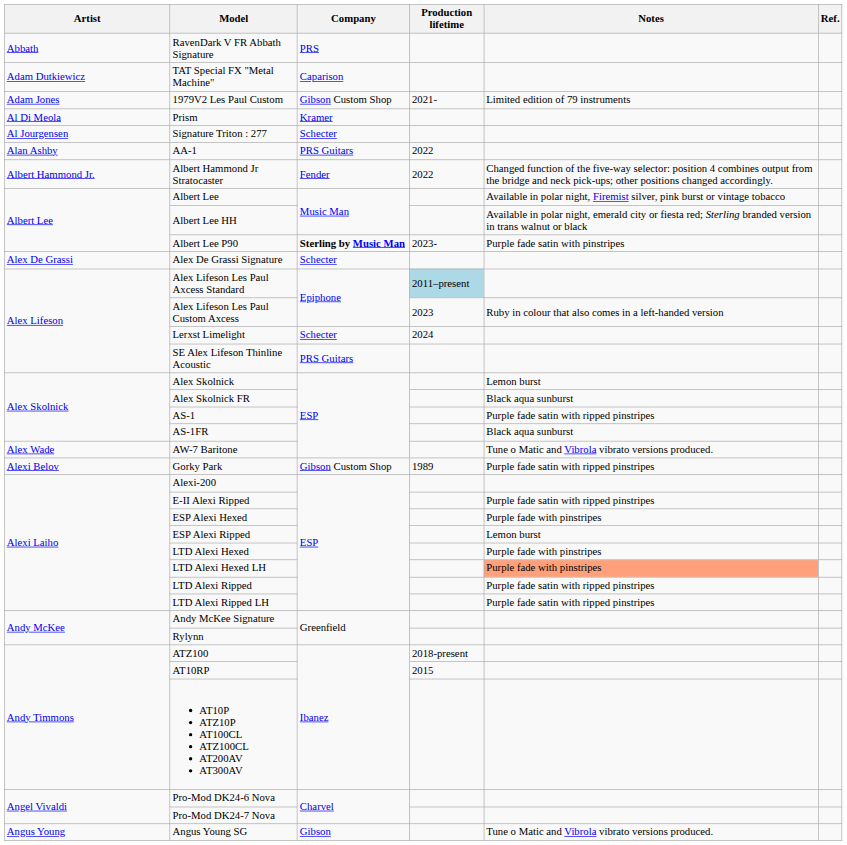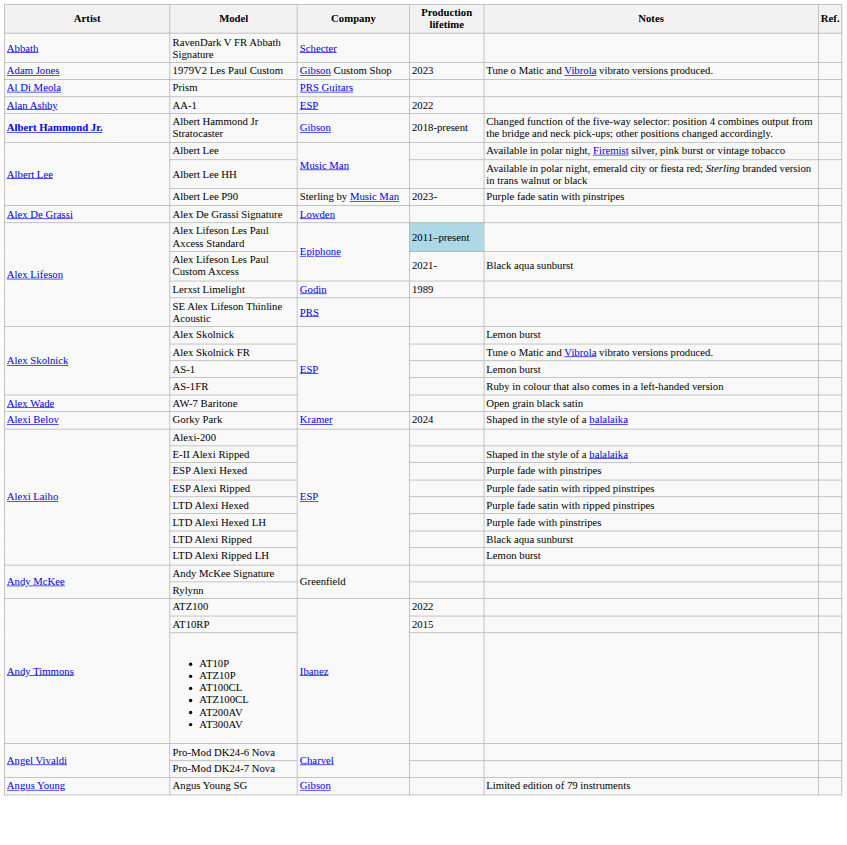(309, 48) PRS -> (318, 48) Schecter
- row: (223, 77)
(425, 100) 2021- -> (423, 71) 2023
(558, 100) Limited edition of 79 instruments -> (600, 71) Tune o Matic and Vibrola vibrato versions produced.
(316, 117) Kramer -> (327, 88) PRS Guitars
- row: (220, 134)
(327, 151) PRS Guitars -> (309, 105) ESP
(51, 174) normal -> (55, 128) bold
(315, 174) Fender -> (315, 128) Gibson
(423, 174) 2022 -> (440, 128) 2018-present
(352, 243) bold -> (349, 197) normal
(318, 260) Schecter -> (317, 214) Lowden
(423, 312) 2023 -> (425, 266) 2021-
(605, 312) Ruby in colour that also comes in a left-handed version -> (530, 266) Black aqua sunburst
(318, 335) Schecter -> (313, 289) Godin
(423, 335) 2024 -> (423, 289) 1989
(327, 358) PRS Guitars -> (309, 312) PRS
(530, 398) Black aqua sunburst -> (600, 352) Tune o Matic and Vibrola vibrato versions produced.
(570, 415) Purple fade satin with ripped pinstripes -> (514, 369) Lemon burst
(530, 432) Black aqua sunburst -> (605, 386) Ruby in colour that also comes in a left-handed version
(600, 449) Tune o Matic and Vibrola vibrato versions produced. -> (535, 403) Open grain black satin
(346, 466) Gibson Custom Shop -> (316, 420) Kramer
(423, 466) 1989 -> (423, 420) 2024
(570, 466) Purple fade satin with ripped pinstripes -> (557, 420) Shaped in the style of a balalaika
(570, 500) Purple fade satin with ripped pinstripes -> (557, 454) Shaped in the style of a balalaika
(514, 534) Lemon burst -> (570, 488) Purple fade satin with ripped pinstripes
(544, 551) Purple fade with pinstripes -> (570, 505) Purple fade satin with ripped pinstripes
(544, 568) lightsalmon background -> (544, 522) no background
(570, 585) Purple fade satin with ripped pinstripes -> (530, 539) Black aqua sunburst
(570, 602) Purple fade satin with ripped pinstripes -> (514, 556) Lemon burst
(440, 653) 2018-present -> (423, 607) 2022
(600, 832) Tune o Matic and Vibrola vibrato versions produced. -> (558, 786) Limited edition of 79 instruments
